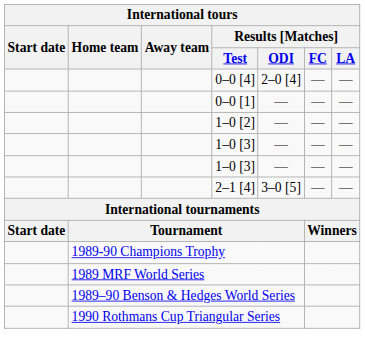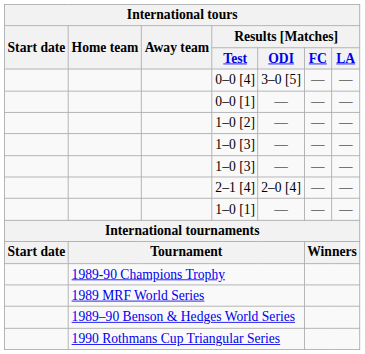(281, 79) 2–0 [4] -> (281, 79) 3–0 [5]
(281, 187) 3–0 [5] -> (281, 187) 2–0 [4]
+ row: (105, 209)
